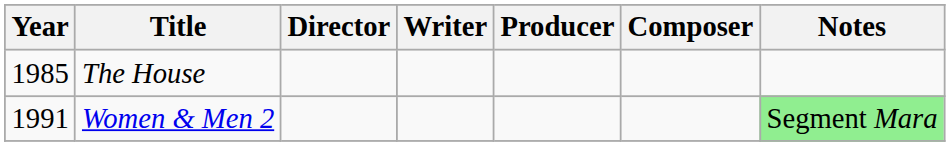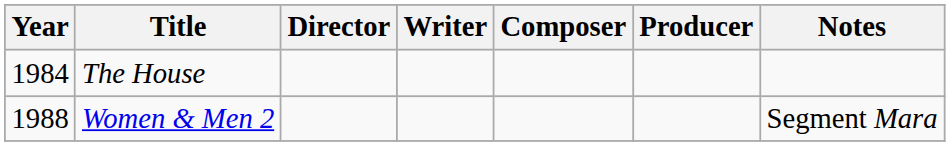columns swapped: (557, 27) <-> (690, 27)
(40, 72) 1985 -> (40, 72) 1984
(40, 118) 1991 -> (40, 118) 1988
(852, 118) lightgreen background -> (852, 118) no background
